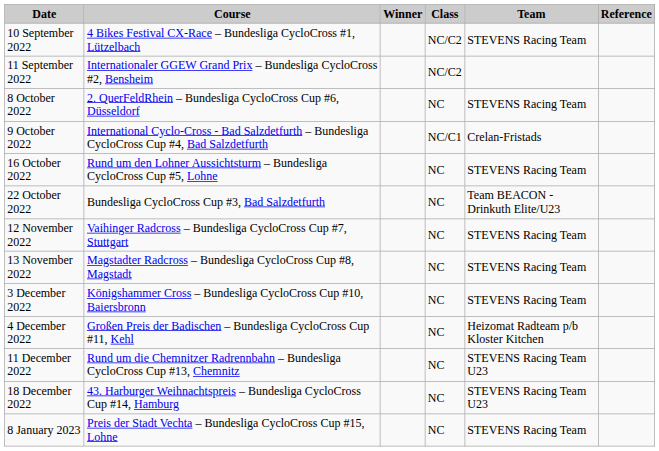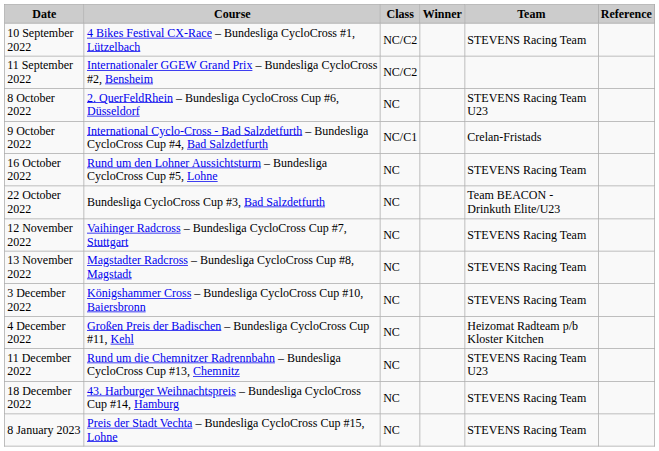columns swapped: (445, 14) <-> (403, 14)
(527, 104) STEVENS Racing Team -> (527, 104) STEVENS Racing Team U23
(527, 397) STEVENS Racing Team U23 -> (527, 397) STEVENS Racing Team
